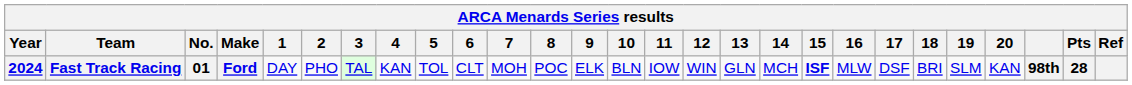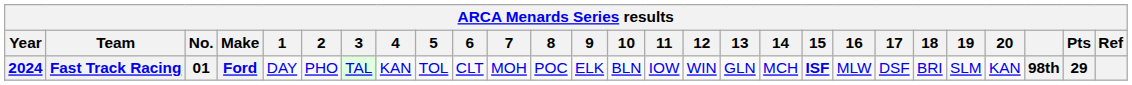(1079, 68) 28 -> (1079, 68) 29
